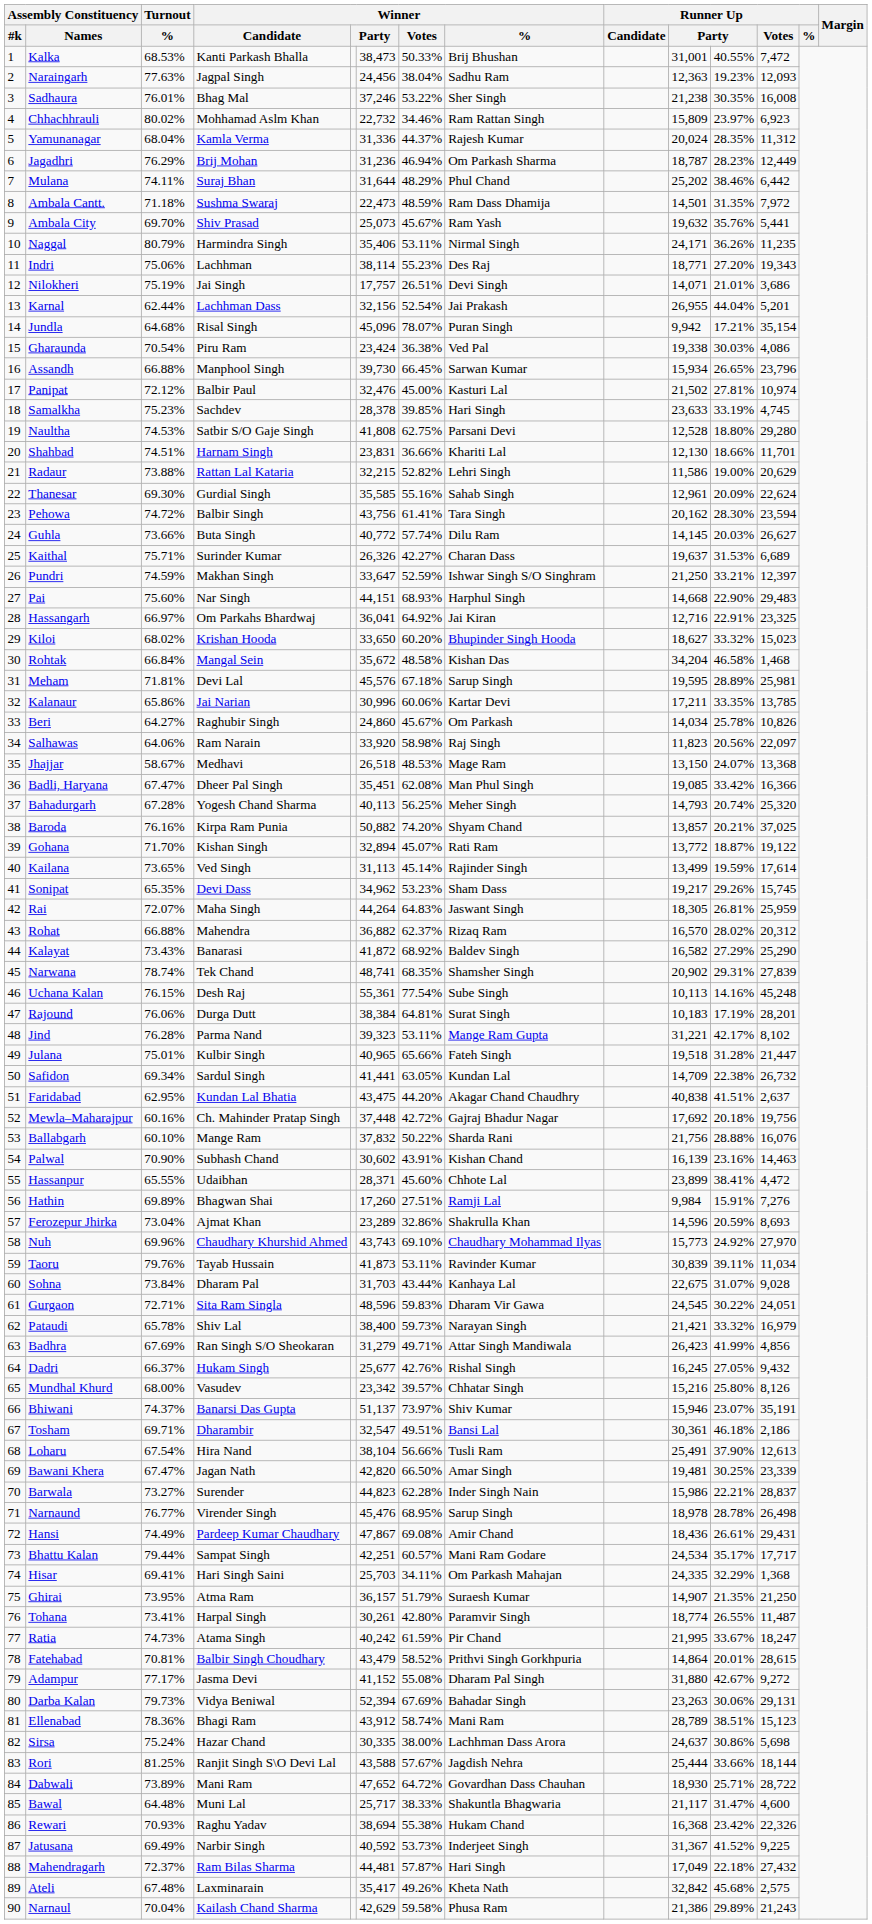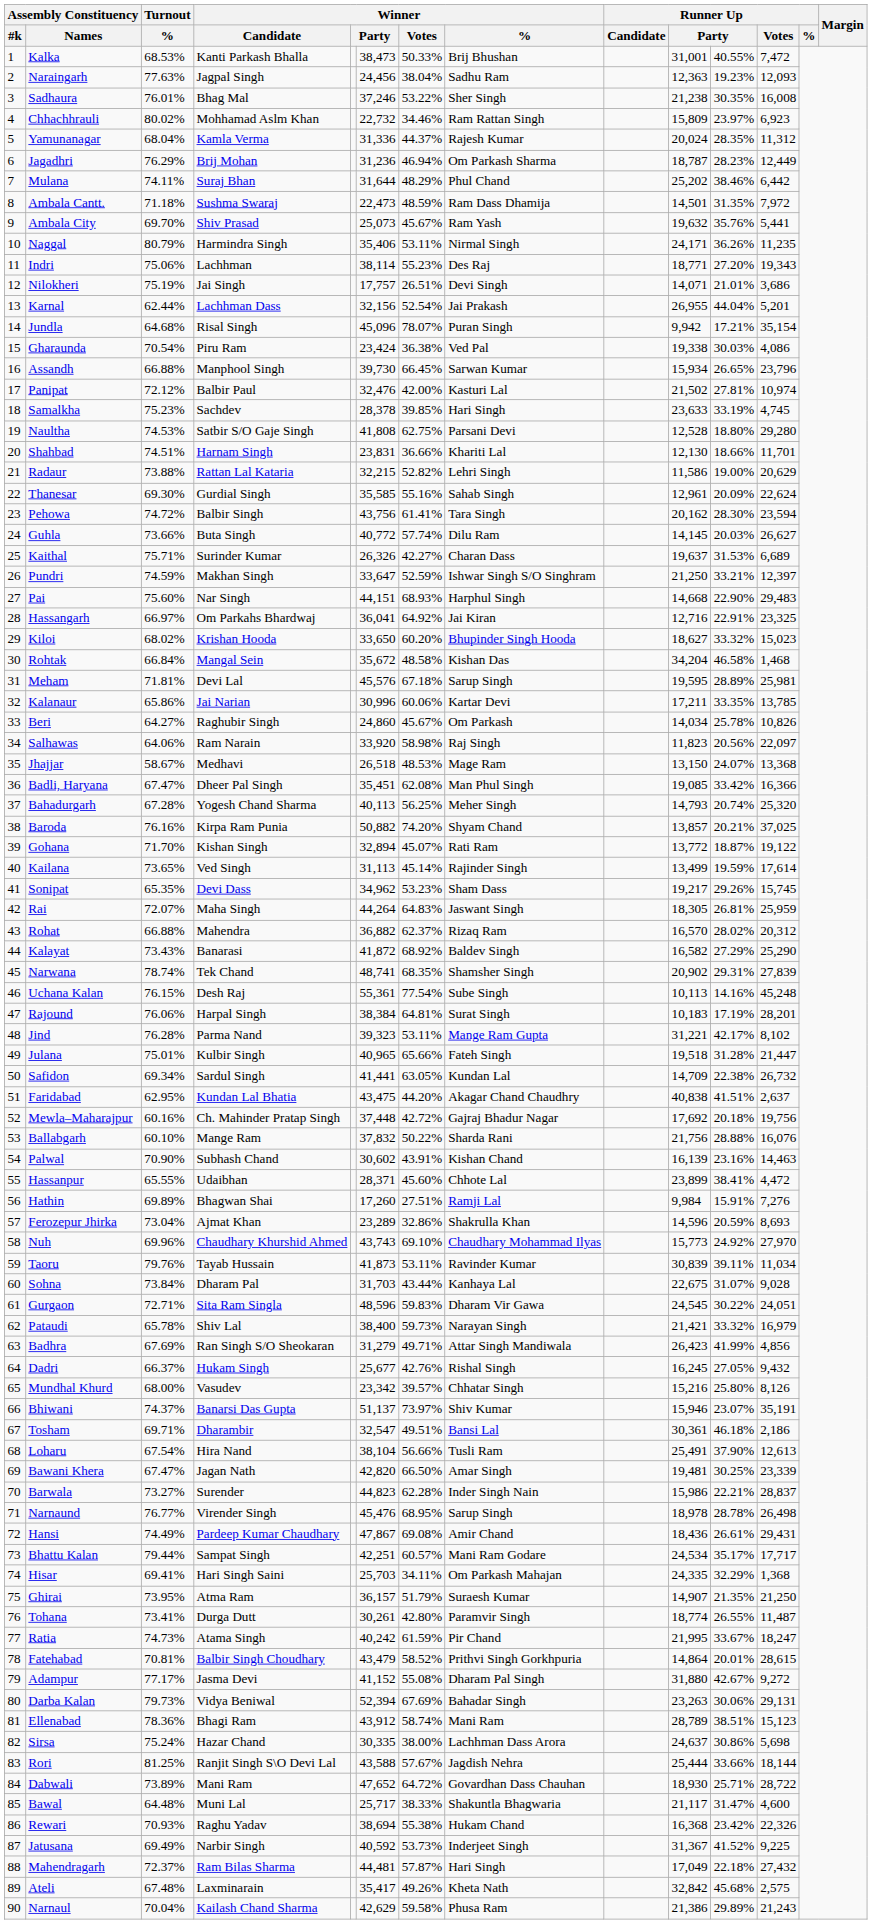(422, 389) 45.00% -> (422, 389) 42.00%
(226, 1013) Durga Dutt -> (231, 1013) Harpal Singh
(231, 1617) Harpal Singh -> (226, 1617) Durga Dutt
